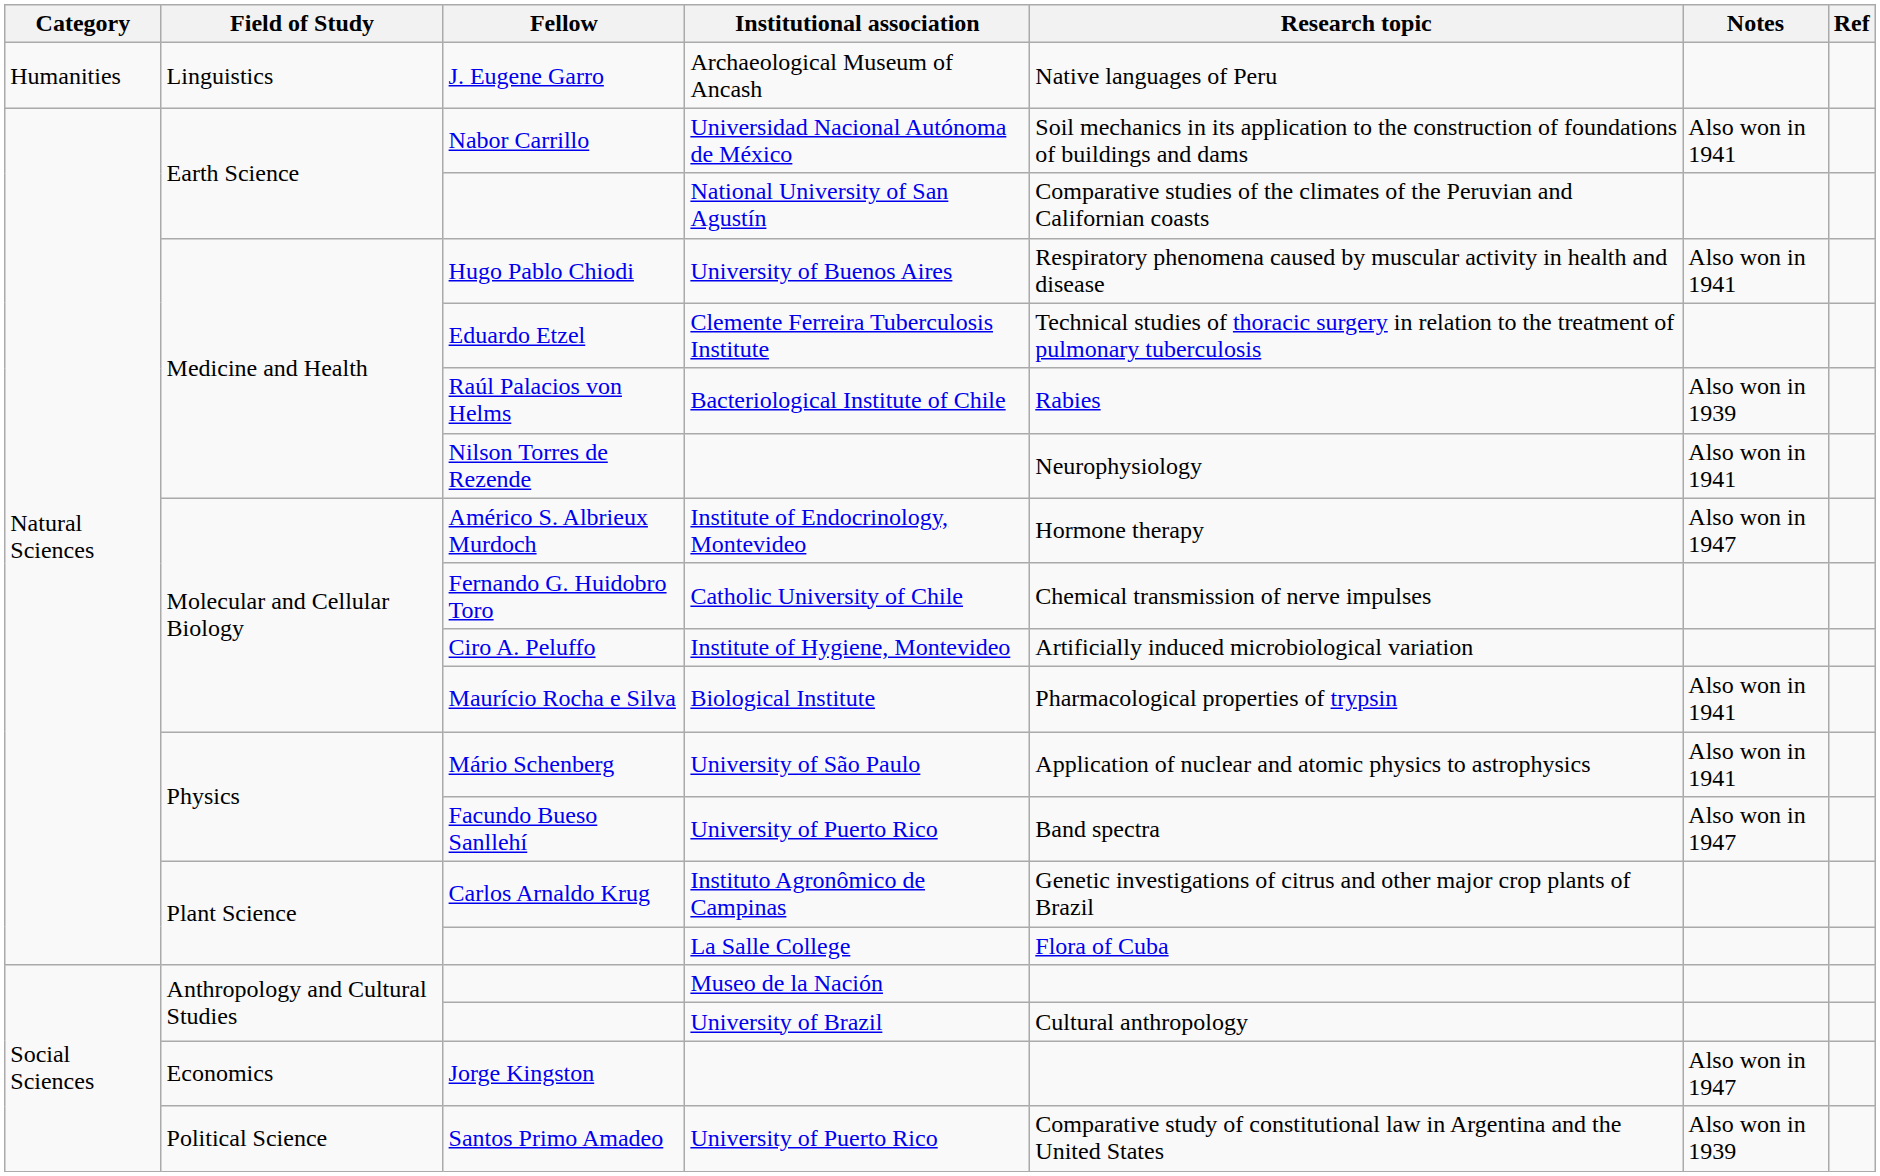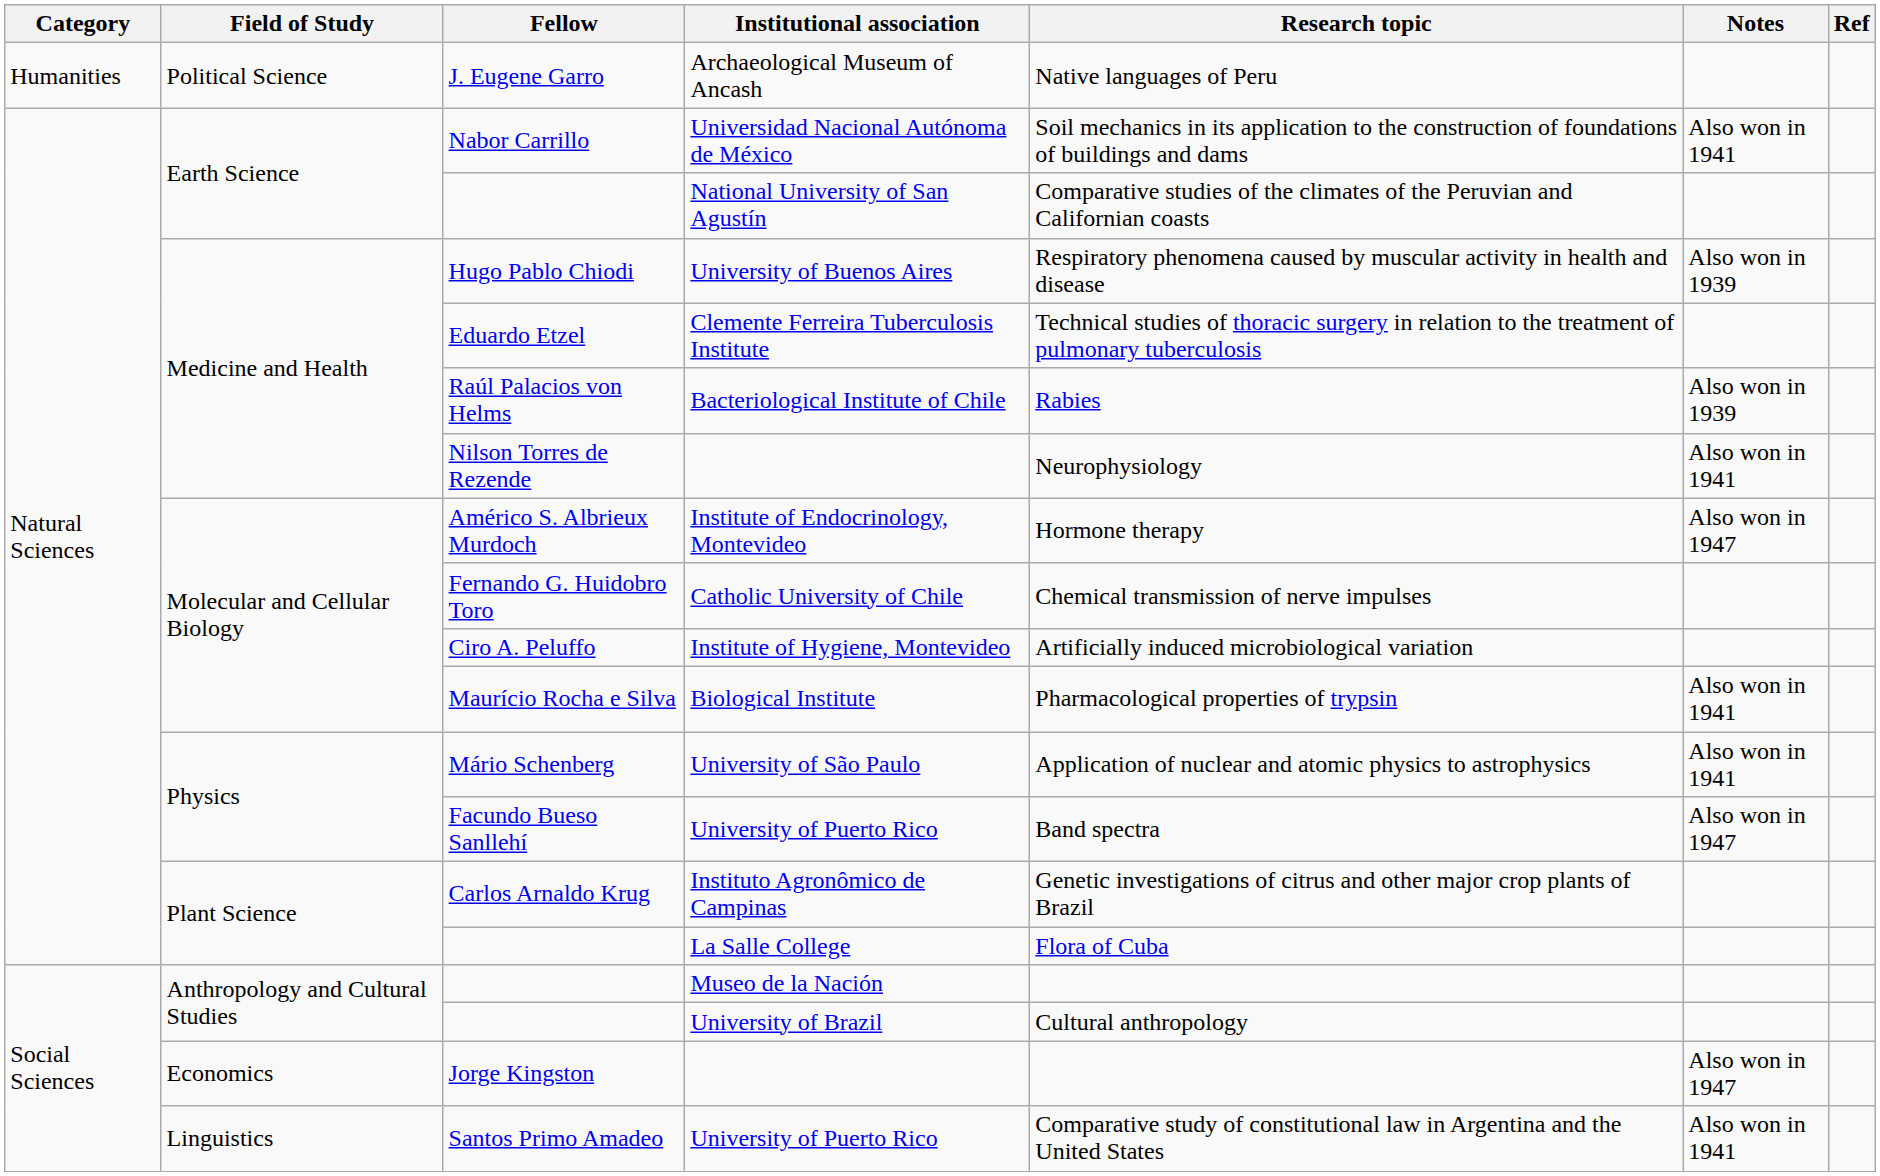(220, 75) Linguistics -> (247, 75) Political Science
(1747, 270) Also won in 1941 -> (1747, 270) Also won in 1939
(247, 1138) Political Science -> (220, 1138) Linguistics
(1747, 1138) Also won in 1939 -> (1747, 1138) Also won in 1941
